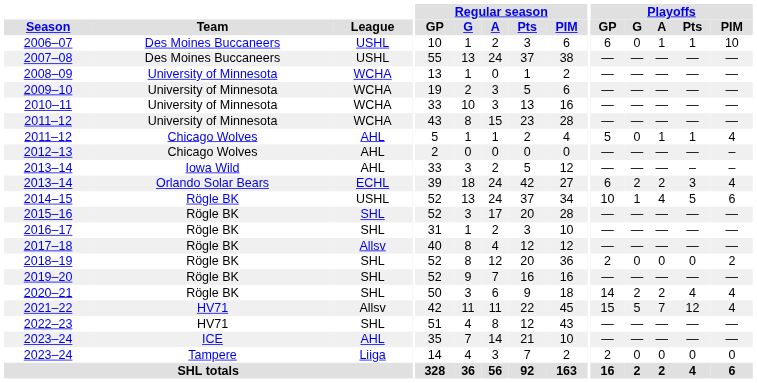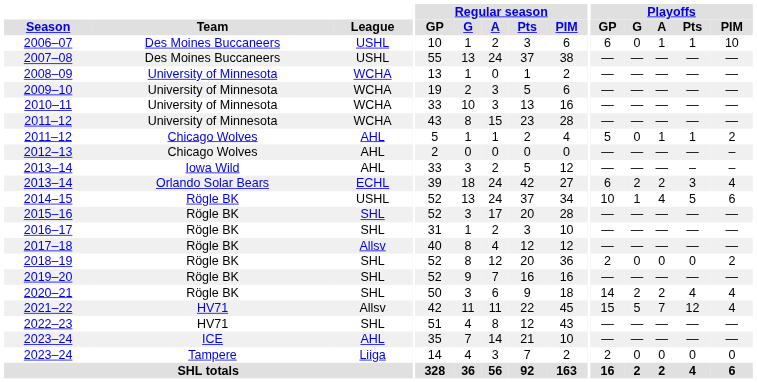(732, 136) 4 -> (732, 136) 2
